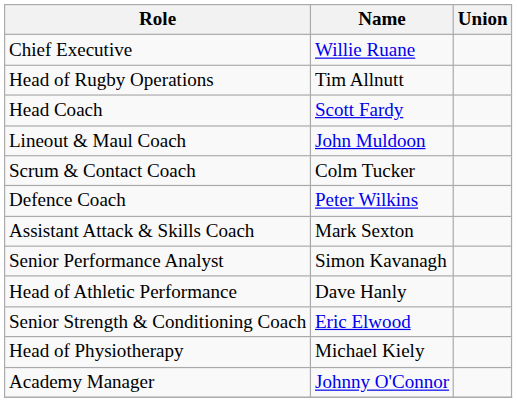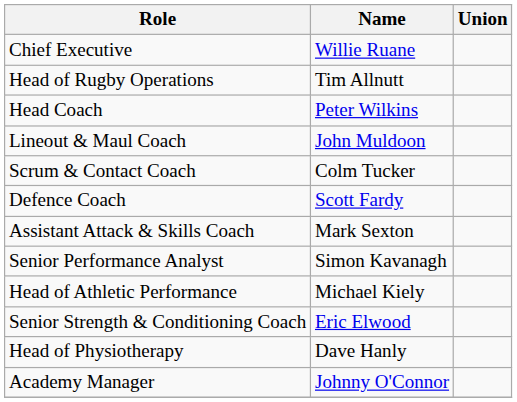(359, 110) Scott Fardy -> (367, 110) Peter Wilkins
(367, 200) Peter Wilkins -> (359, 200) Scott Fardy
(361, 291) Dave Hanly -> (370, 291) Michael Kiely
(370, 351) Michael Kiely -> (361, 351) Dave Hanly
